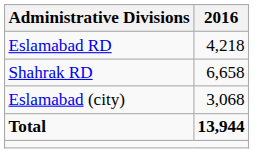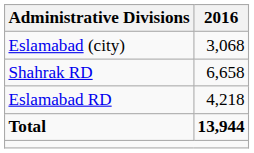rows swapped: (60, 45) <-> (67, 99)
